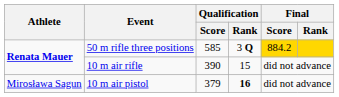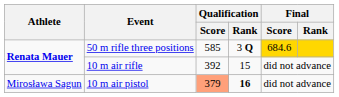(279, 48) 884.2 -> (279, 48) 684.6
(213, 66) 390 -> (213, 66) 392
(213, 83) no background -> (213, 83) lightsalmon background
